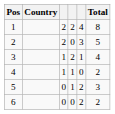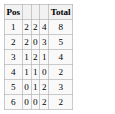- column: (41, 12)
